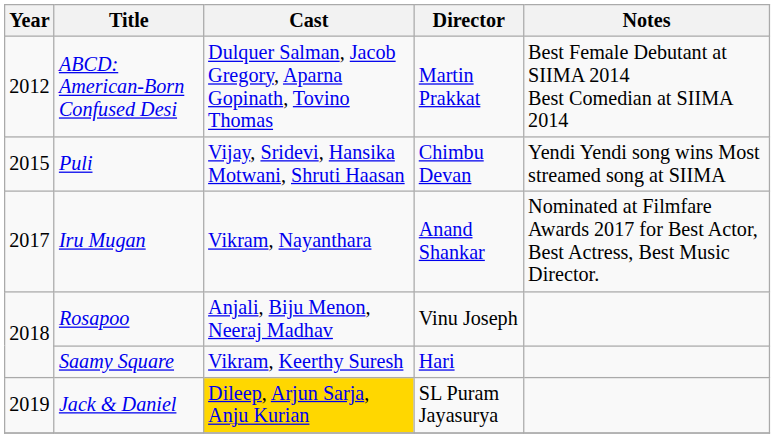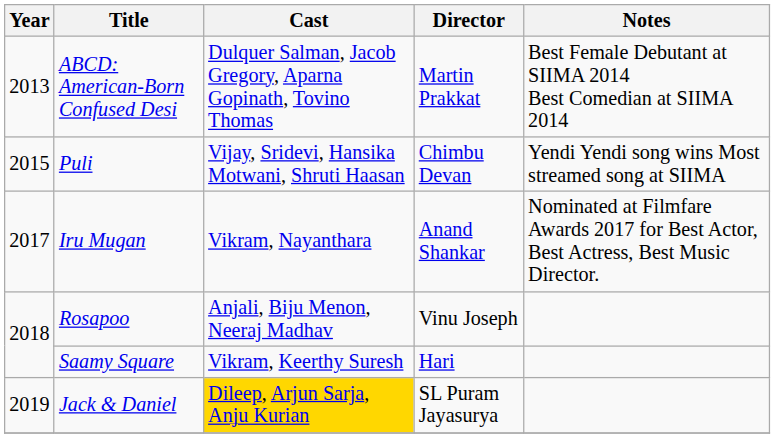(29, 86) 2012 -> (29, 86) 2013
